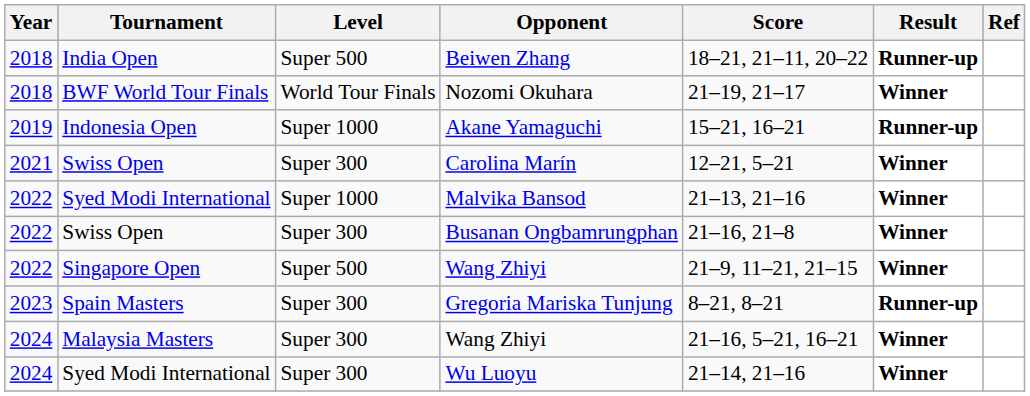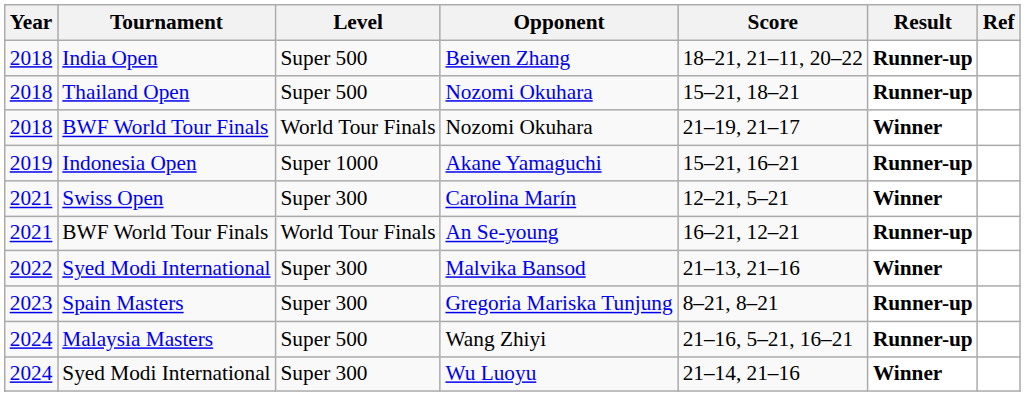+ row: (126, 92)
+ row: (165, 233)
(329, 198) Super 1000 -> (324, 268) Super 300
- row: (113, 233)
- row: (131, 268)
(324, 338) Super 300 -> (324, 338) Super 500
(913, 338) Winner -> (923, 338) Runner-up
